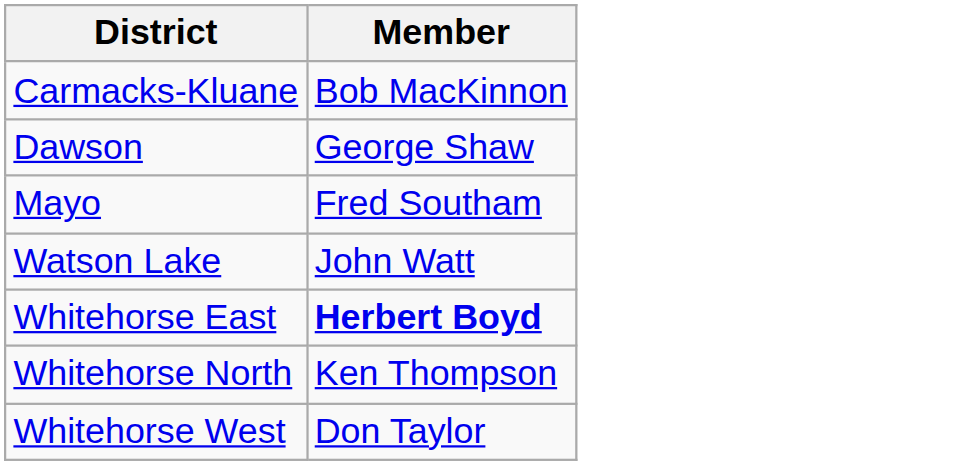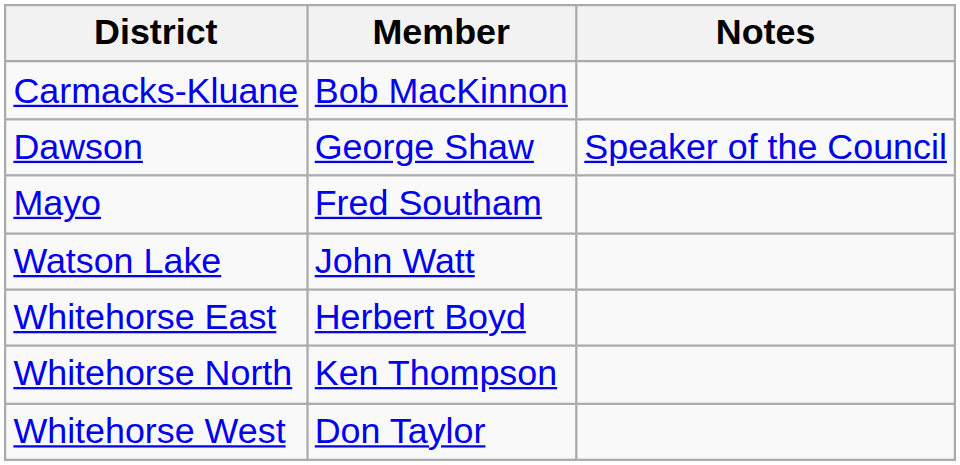+ column: (766, 32)
(428, 317) bold -> (420, 317) normal
